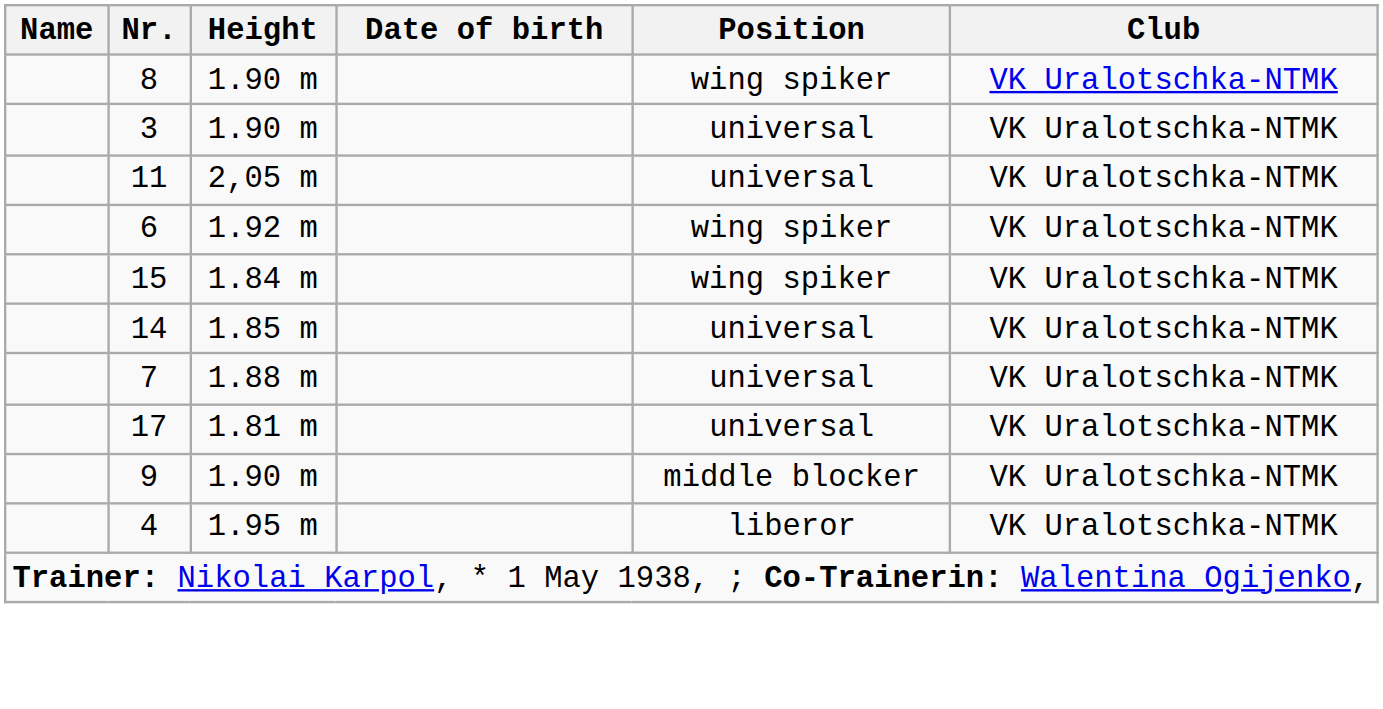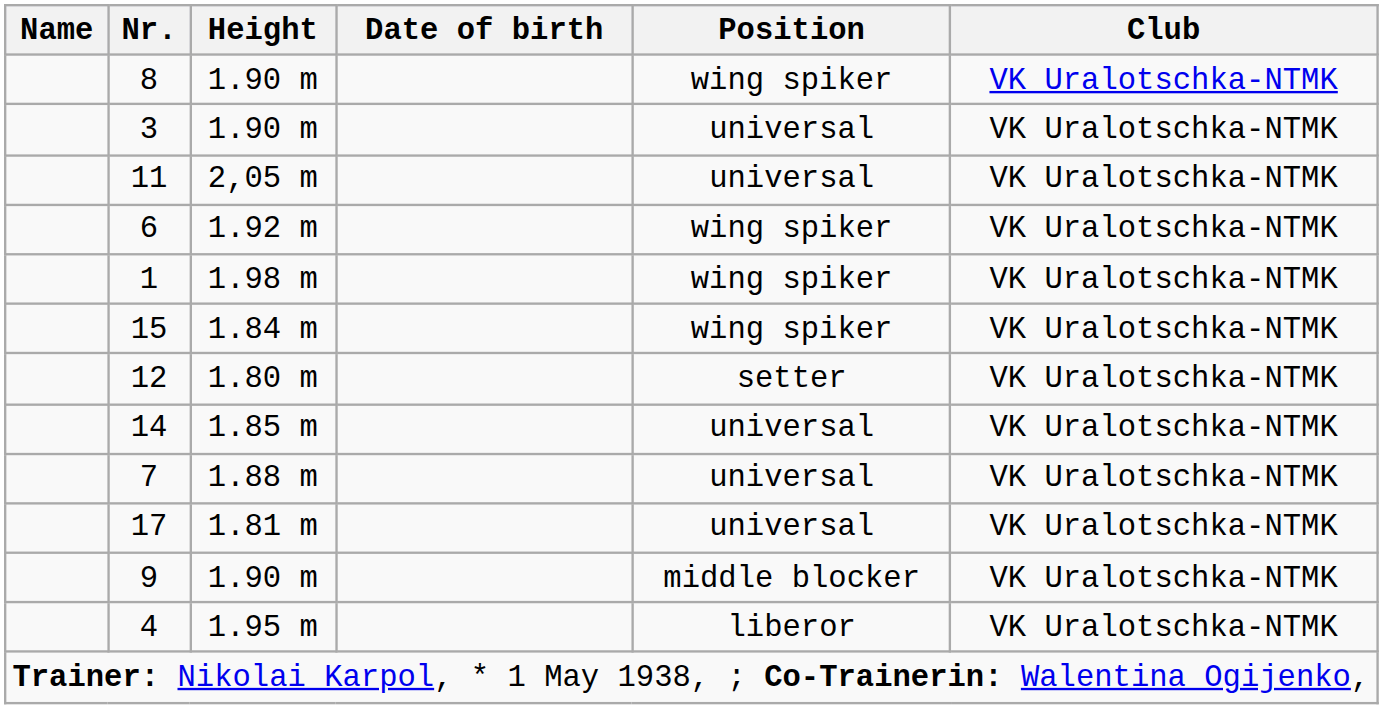+ row: (149, 279)
+ row: (149, 379)
